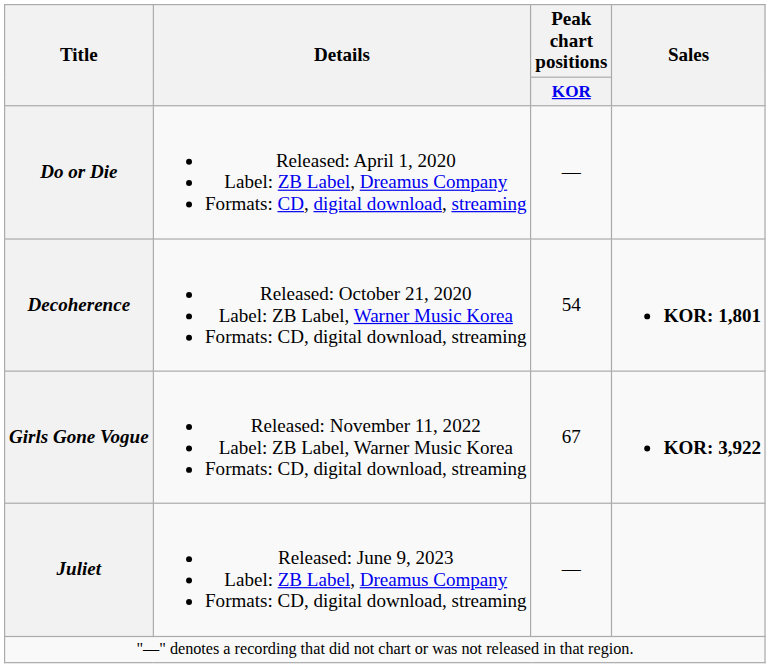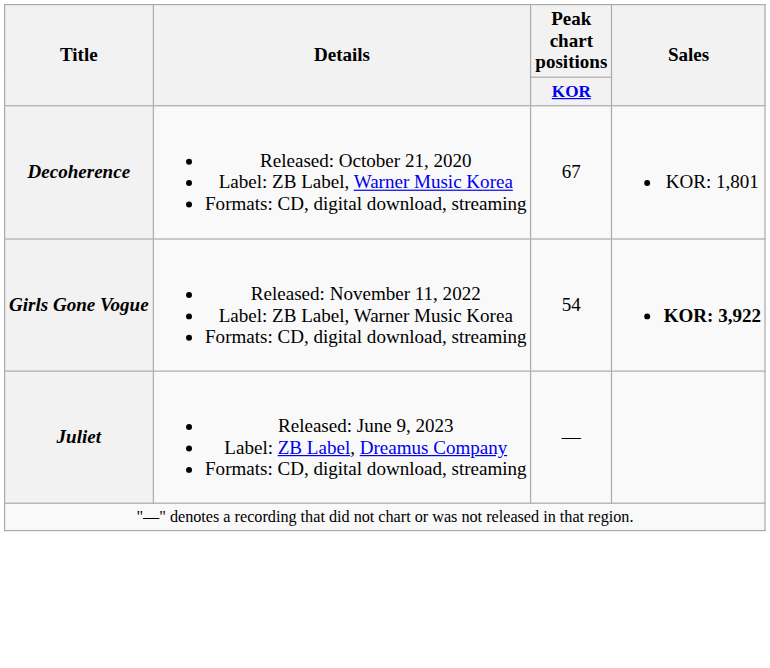- row: (79, 172)
(571, 304) 54 -> (571, 172) 67
(689, 315) bold -> (689, 183) normal
(571, 437) 67 -> (571, 304) 54
